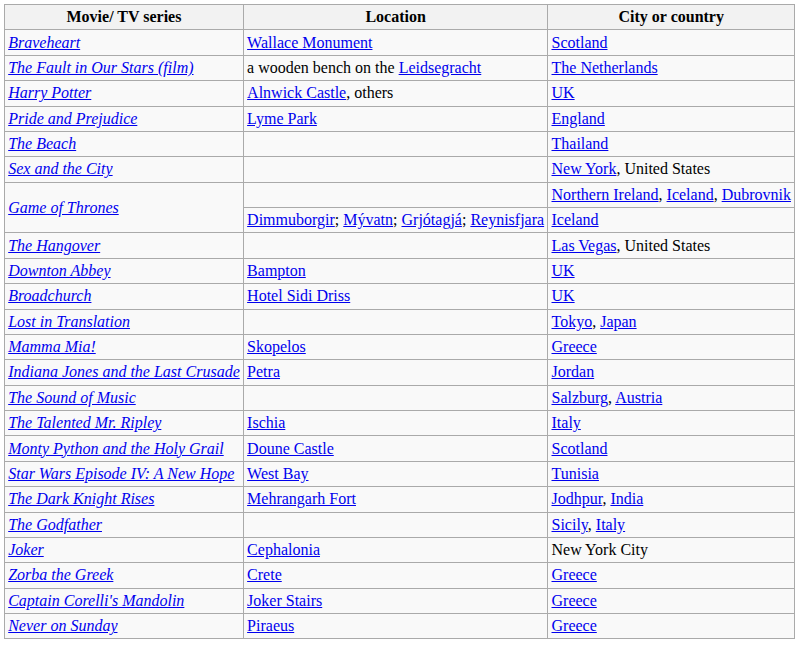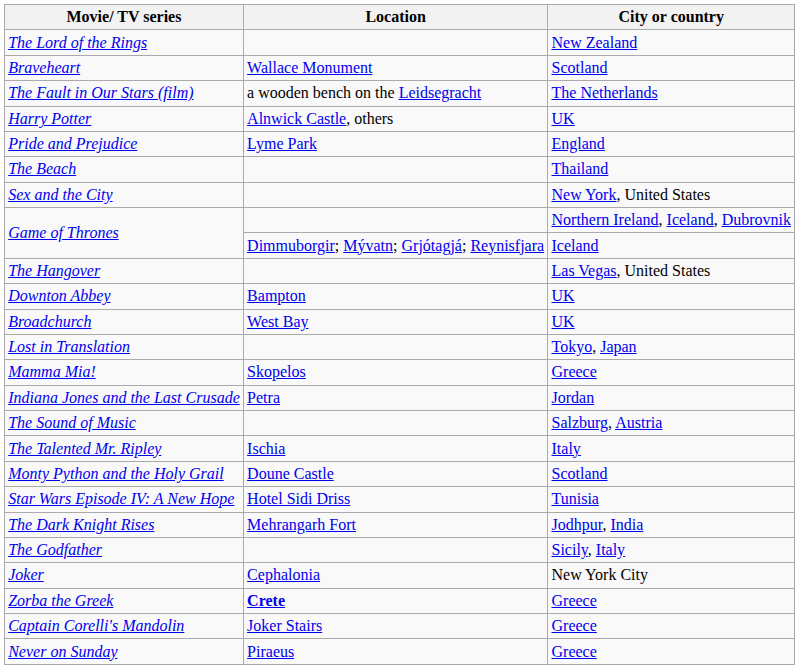+ row: (78, 42)
(299, 296) Hotel Sidi Driss -> (278, 321) West Bay
(278, 473) West Bay -> (299, 499) Hotel Sidi Driss
(264, 575) normal -> (266, 600) bold
